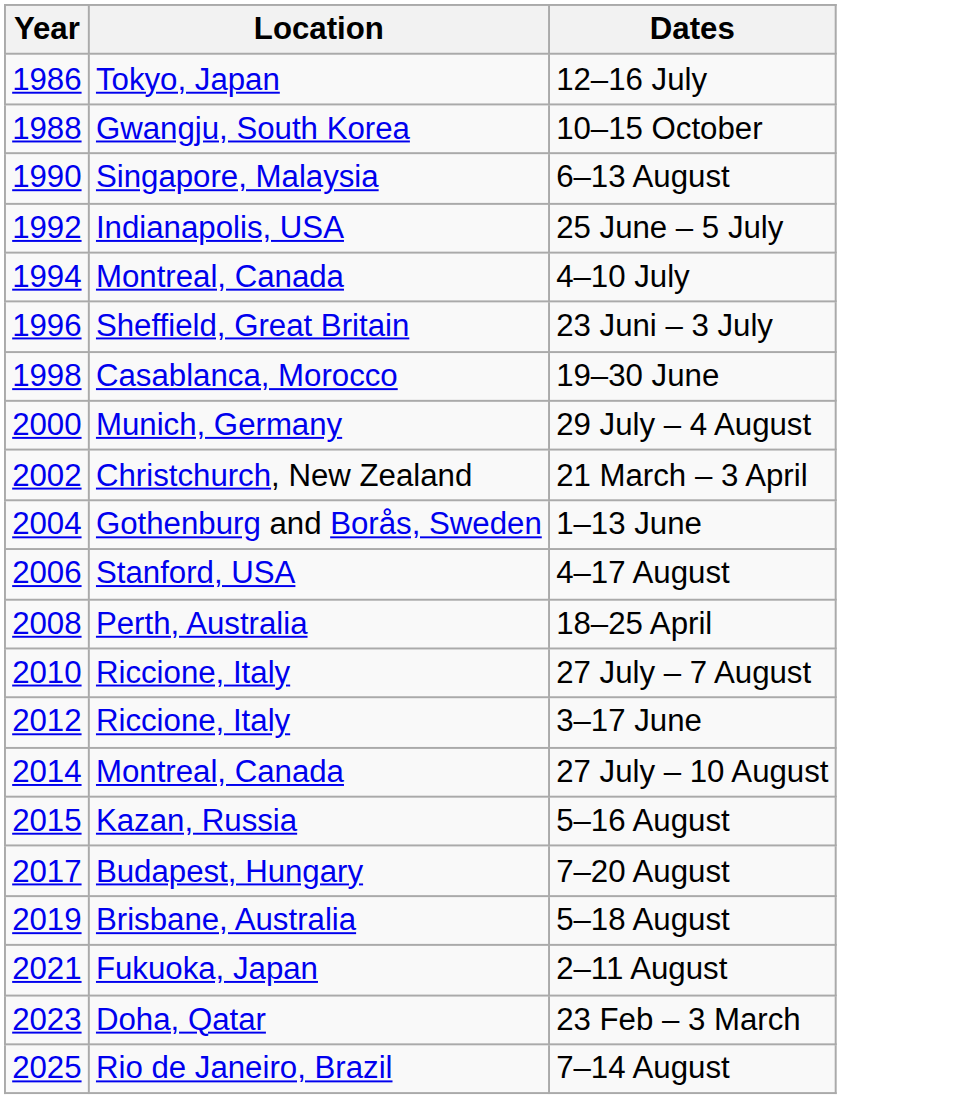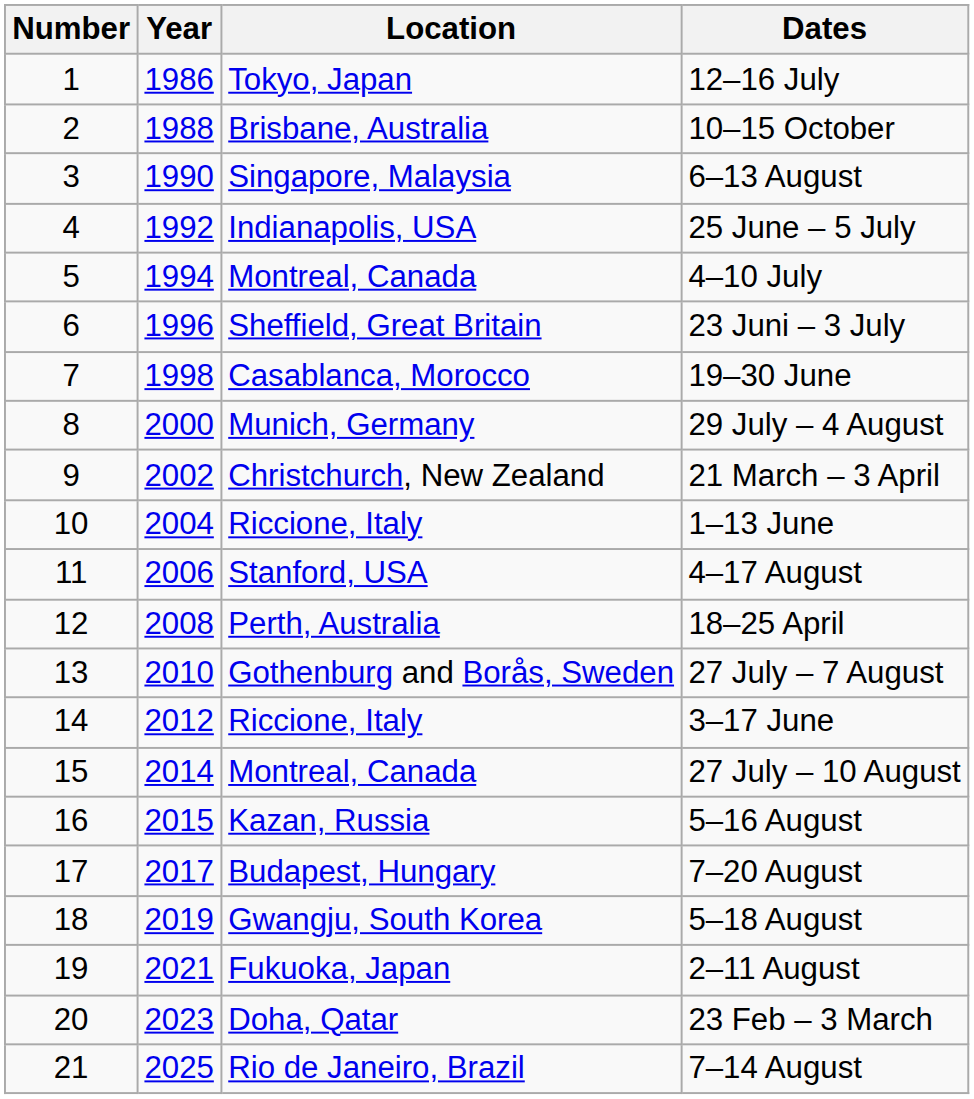+ column: (71, 29)
(253, 128) Gwangju, South Korea -> (358, 128) Brisbane, Australia
(319, 524) Gothenburg and Borås, Sweden -> (325, 524) Riccione, Italy
(193, 672) Riccione, Italy -> (451, 672) Gothenburg and Borås, Sweden
(226, 919) Brisbane, Australia -> (385, 919) Gwangju, South Korea
